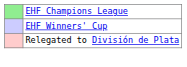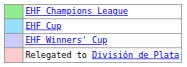+ row: (43, 26)
